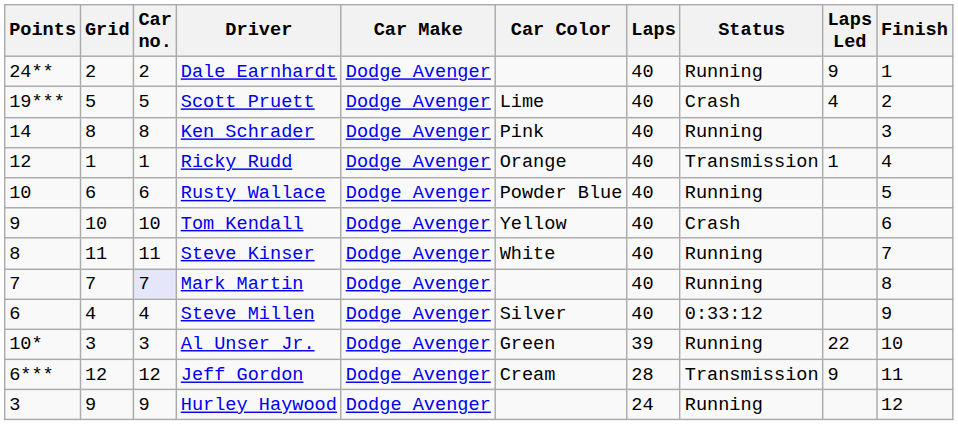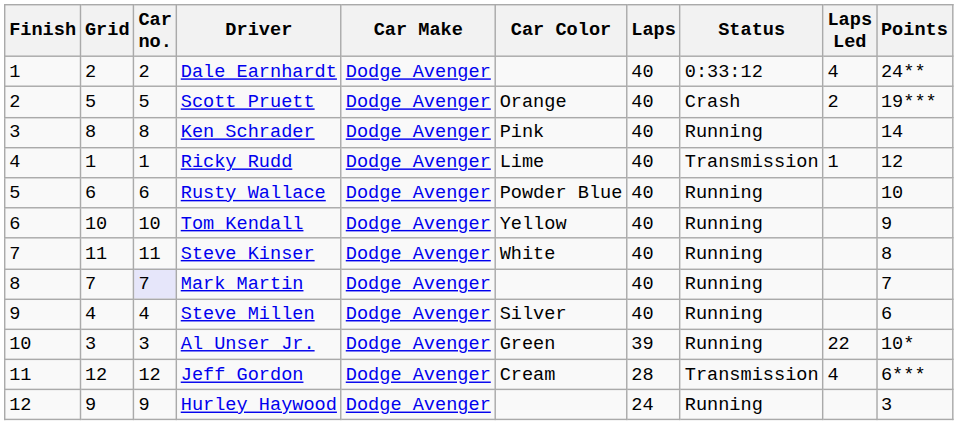columns swapped: (914, 31) <-> (43, 31)
(724, 72) Running -> (724, 72) 0:33:12
(833, 72) 9 -> (833, 72) 4
(561, 102) Lime -> (561, 102) Orange
(833, 102) 4 -> (833, 102) 2
(561, 163) Orange -> (561, 163) Lime
(713, 223) Crash -> (724, 223) Running
(724, 314) 0:33:12 -> (724, 314) Running
(833, 375) 9 -> (833, 375) 4
